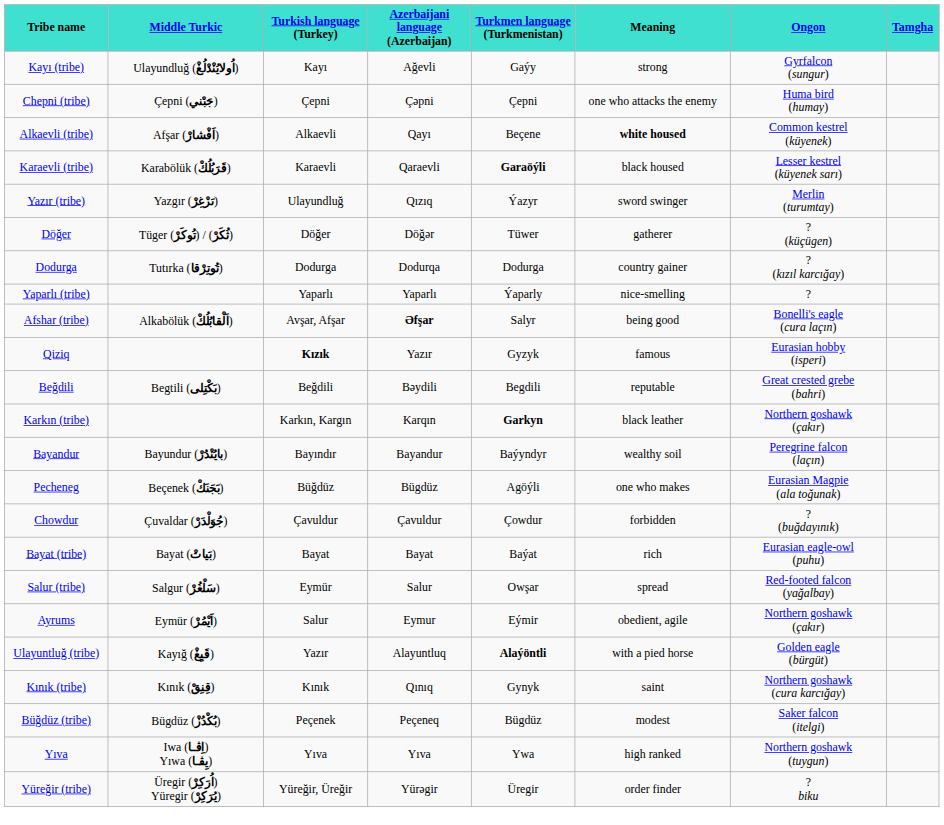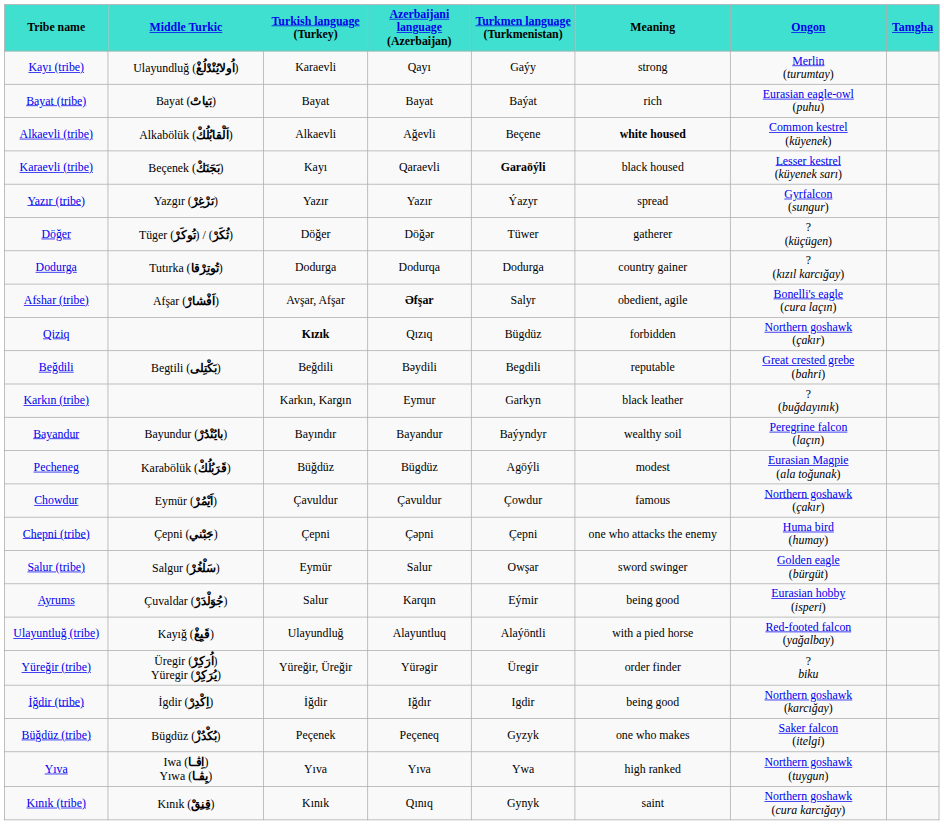(316, 67) Kayı -> (316, 67) Karaevli
(419, 67) Ağevli -> (419, 67) Qayı
(808, 67) Gyrfalcon (sungur) -> (808, 67) Merlin (turumtay)
rows swapped: (56, 553) <-> (56, 101)
(186, 134) Afşar (اَفْشارْ) -> (186, 134) Alkabölük (اَلْقابُلُكْ)
(419, 134) Qayı -> (419, 134) Ağevli
(186, 168) Karabölük (قَرَبُلُكْ) -> (186, 168) Beçenek (بَجَنَكْ)
(316, 167) Karaevli -> (316, 167) Kayı
(316, 200) Ulayundluğ -> (316, 200) Yazır
(419, 200) Qızıq -> (419, 200) Yazır
(653, 200) sword swinger -> (653, 200) spread
(808, 200) Merlin (turumtay) -> (808, 200) Gyrfalcon (sungur)
- row: (56, 294)
(186, 321) Alkabölük (اَلْقابُلُكْ) -> (186, 301) Afşar (اَفْشارْ)
(653, 320) being good -> (653, 300) obedient, agile
(419, 354) Yazır -> (419, 334) Qızıq
(523, 354) Gyzyk -> (523, 334) Bügdüz
(653, 354) famous -> (653, 334) forbidden
(808, 354) Eurasian hobby (isperi) -> (808, 334) Northern goshawk (çakır)
(419, 420) Karqın -> (419, 400) Eymur
(523, 420) bold -> (523, 400) normal
(808, 420) Northern goshawk (çakır) -> (808, 400) ? (buğdayınık)
(186, 487) Beçenek (بَجَنَكْ) -> (186, 467) Karabölük (قَرَبُلُكْ)
(653, 487) one who makes -> (653, 467) modest
(186, 521) Çuvaldar (جُوَلْدَرْ) -> (186, 501) Eymür (اَيْمُرْ)
(653, 520) forbidden -> (653, 500) famous
(808, 520) ? (buğdayınık) -> (808, 500) Northern goshawk (çakır)
(653, 587) spread -> (653, 567) sword swinger
(808, 587) Red-footed falcon (yağalbay) -> (808, 567) Golden eagle (bürgüt)
(186, 620) Eymür (اَيْمُرْ) -> (186, 600) Çuvaldar (جُوَلْدَرْ)
(419, 620) Eymur -> (419, 600) Karqın
(653, 620) obedient, agile -> (653, 600) being good
(808, 620) Northern goshawk (çakır) -> (808, 600) Eurasian hobby (isperi)
(316, 653) Yazır -> (316, 633) Ulayundluğ
(523, 653) bold -> (523, 633) normal
(808, 653) Golden eagle (bürgüt) -> (808, 633) Red-footed falcon (yağalbay)
rows swapped: (56, 789) <-> (56, 687)
+ row: (56, 701)
(523, 720) Bügdüz -> (523, 735) Gyzyk
(653, 720) modest -> (653, 735) one who makes
